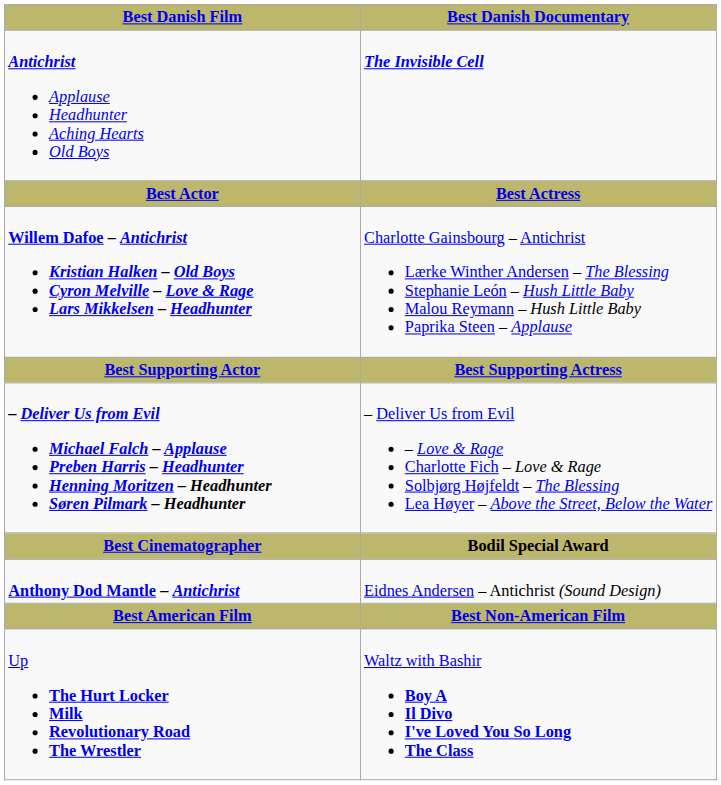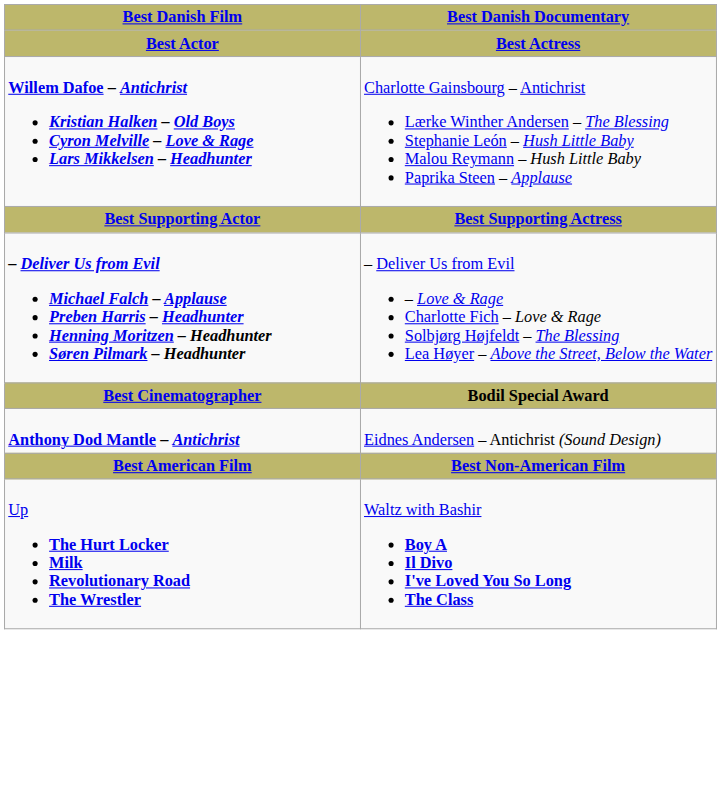- row: (182, 107)
